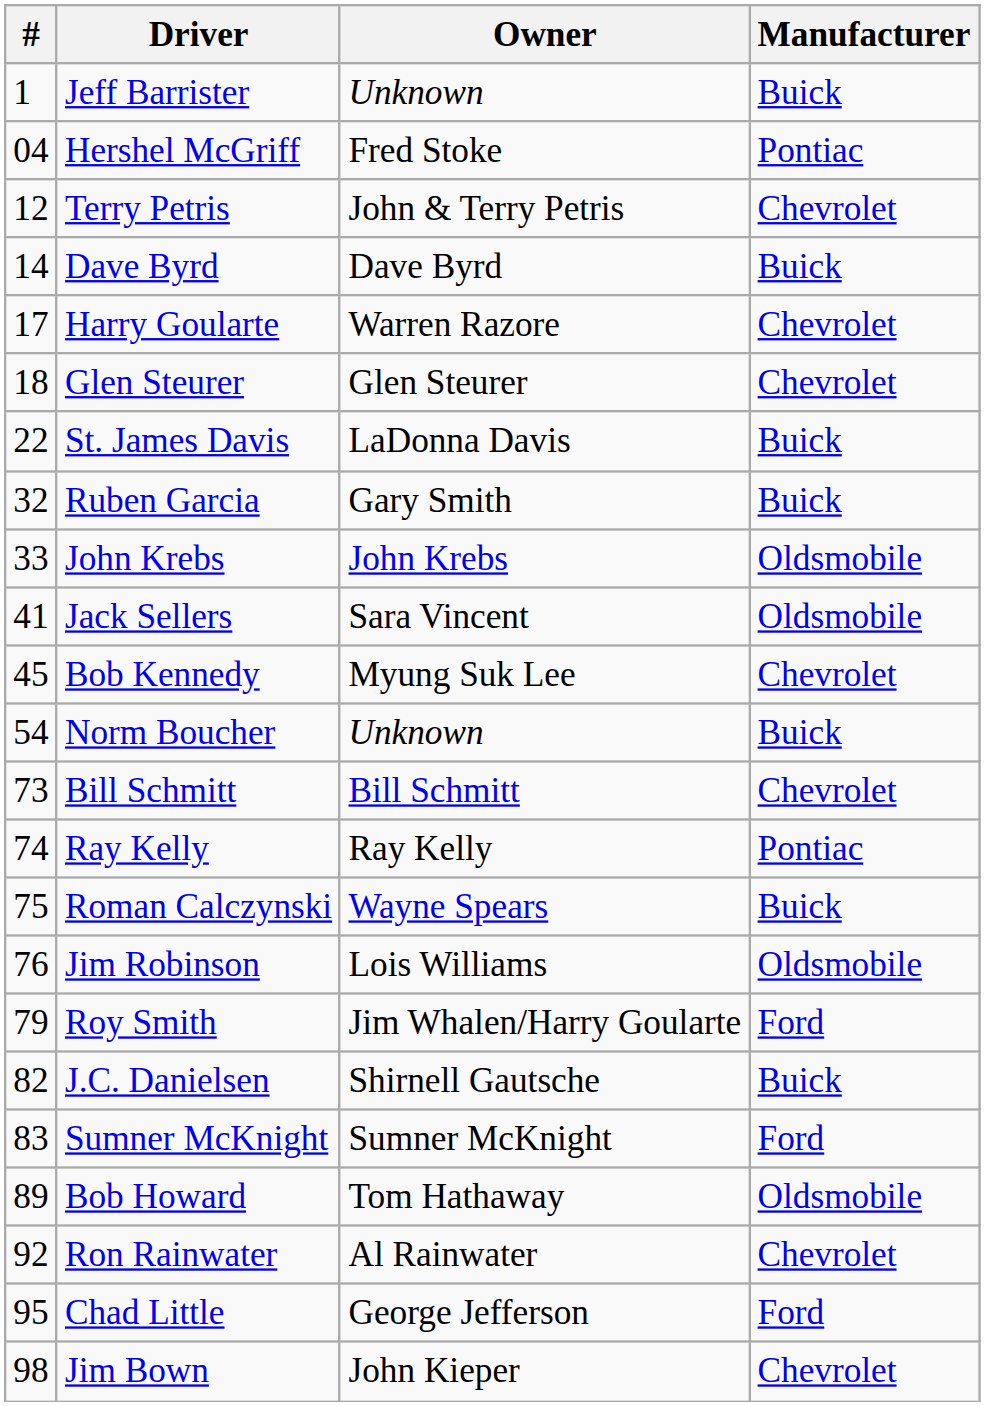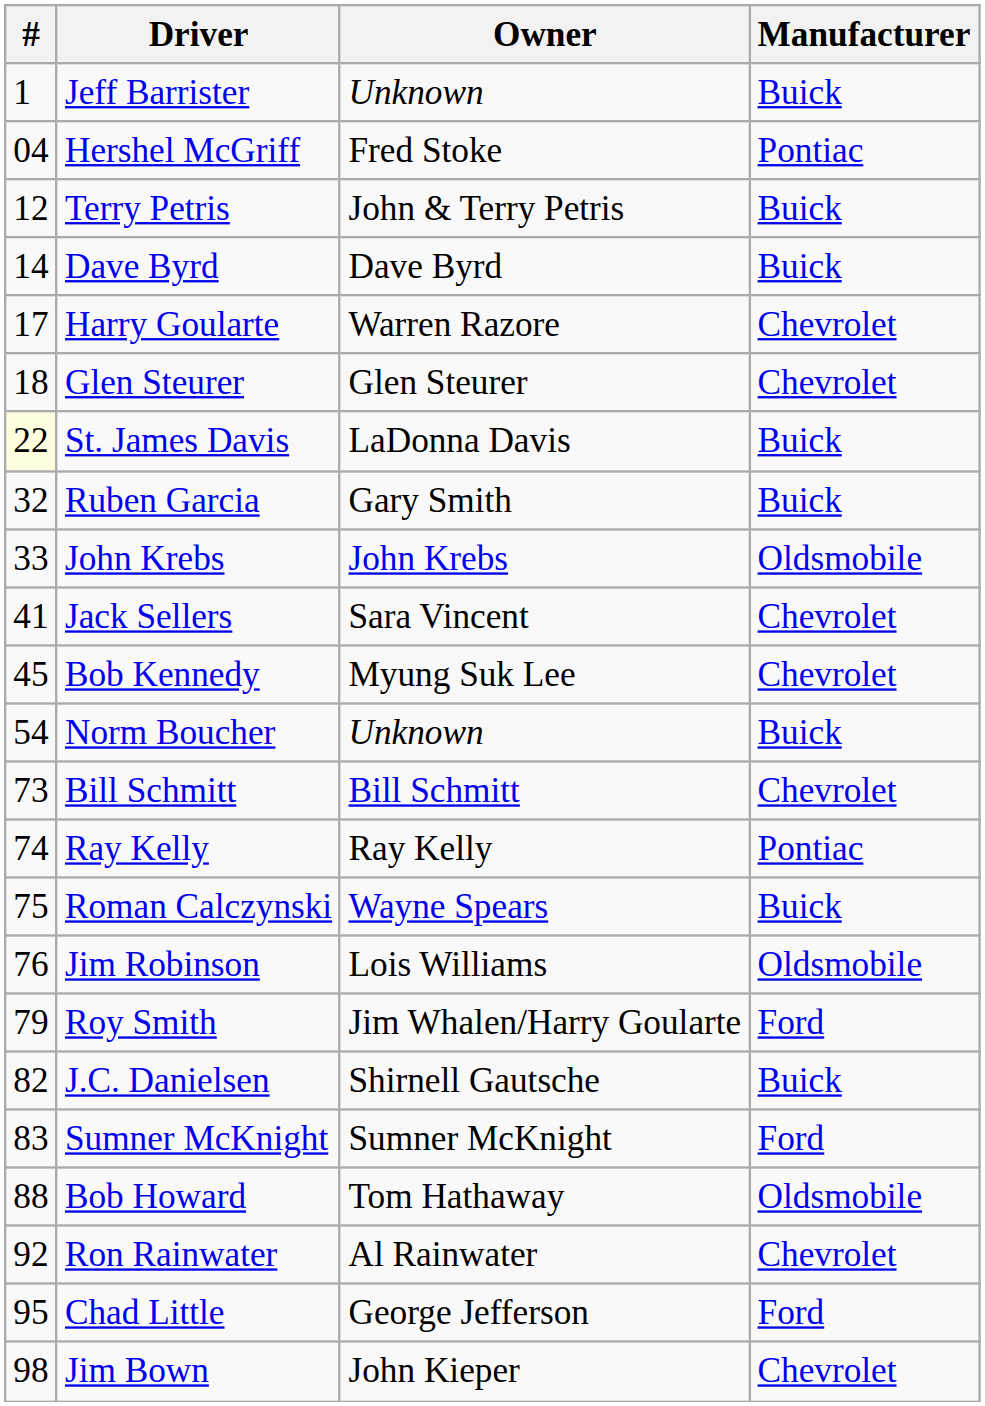(827, 208) Chevrolet -> (800, 208) Buick
(31, 440) no background -> (31, 440) lightyellow background
(840, 615) Oldsmobile -> (827, 615) Chevrolet
(31, 1196) 89 -> (31, 1196) 88
